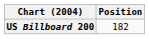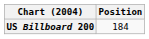(120, 27) 182 -> (120, 27) 184
